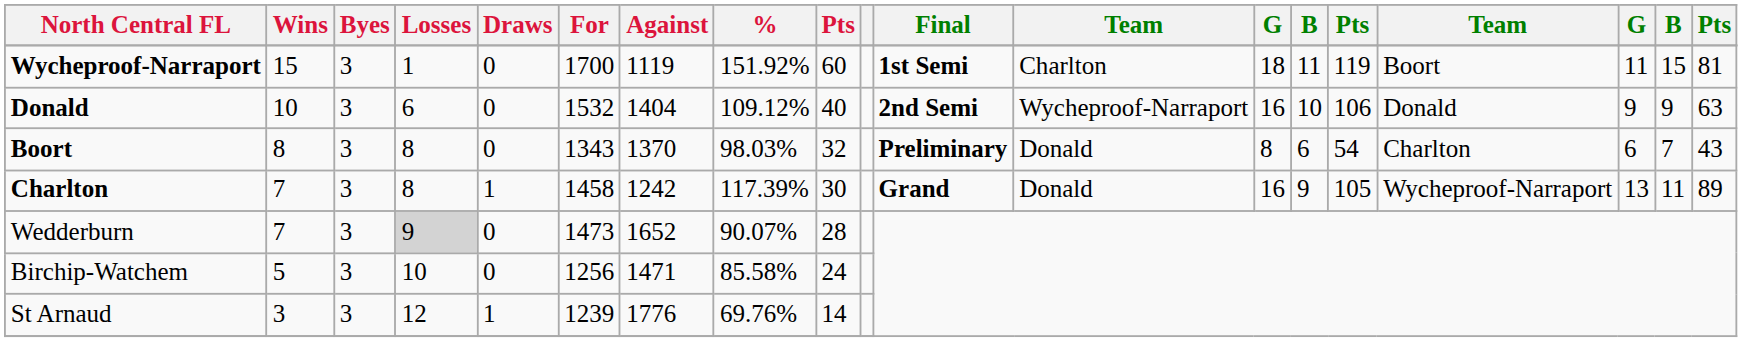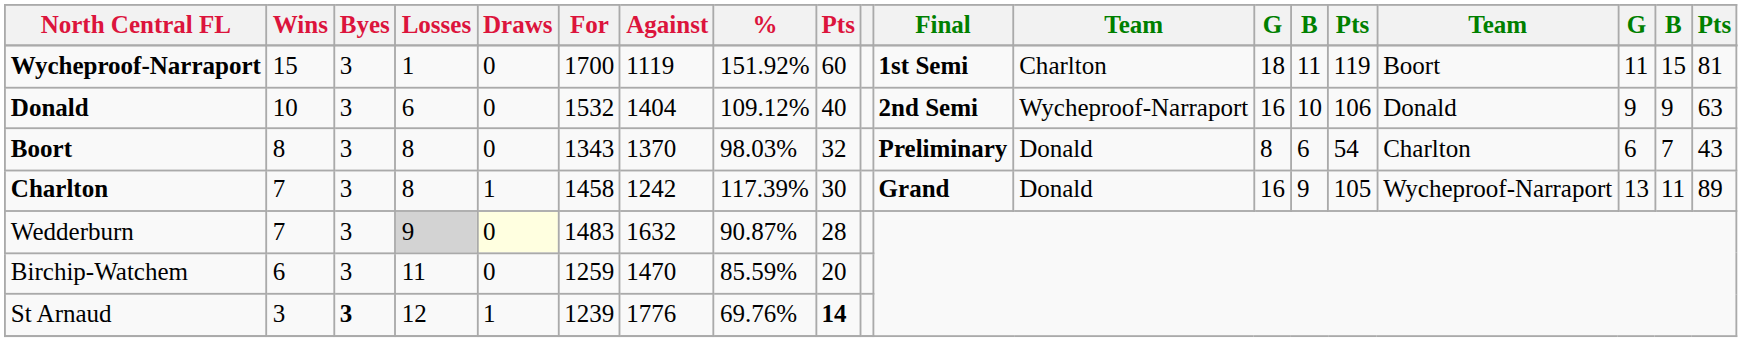(489, 231) no background -> (489, 231) lightyellow background
(589, 231) 1473 -> (589, 231) 1483
(651, 231) 1652 -> (651, 231) 1632
(759, 231) 90.07% -> (759, 231) 90.87%
(279, 272) 5 -> (279, 272) 6
(414, 272) 10 -> (414, 272) 11
(589, 272) 1256 -> (589, 272) 1259
(651, 272) 1471 -> (651, 272) 1470
(759, 272) 85.58% -> (759, 272) 85.59%
(834, 272) 24 -> (834, 272) 20
(346, 313) normal -> (346, 313) bold
(834, 313) normal -> (834, 313) bold
